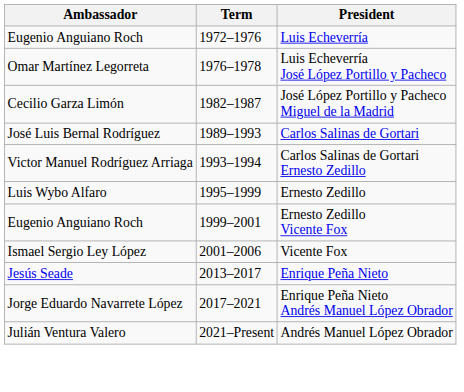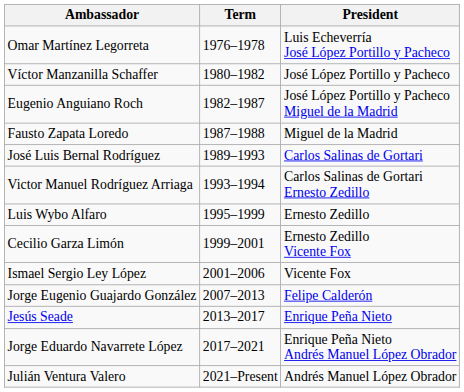- row: (324, 37)
+ row: (367, 74)
(66, 104) Cecilio Garza Limón -> (75, 104) Eugenio Anguiano Roch
+ row: (341, 133)
(75, 222) Eugenio Anguiano Roch -> (66, 244) Cecilio Garza Limón
+ row: (328, 295)
